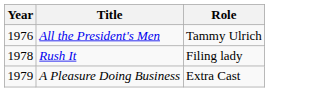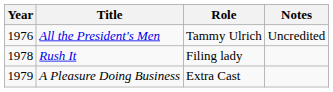+ column: (297, 14)
